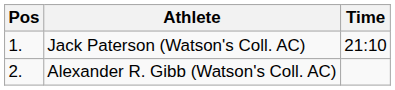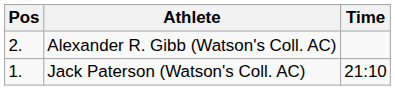rows swapped: (176, 44) <-> (192, 71)
